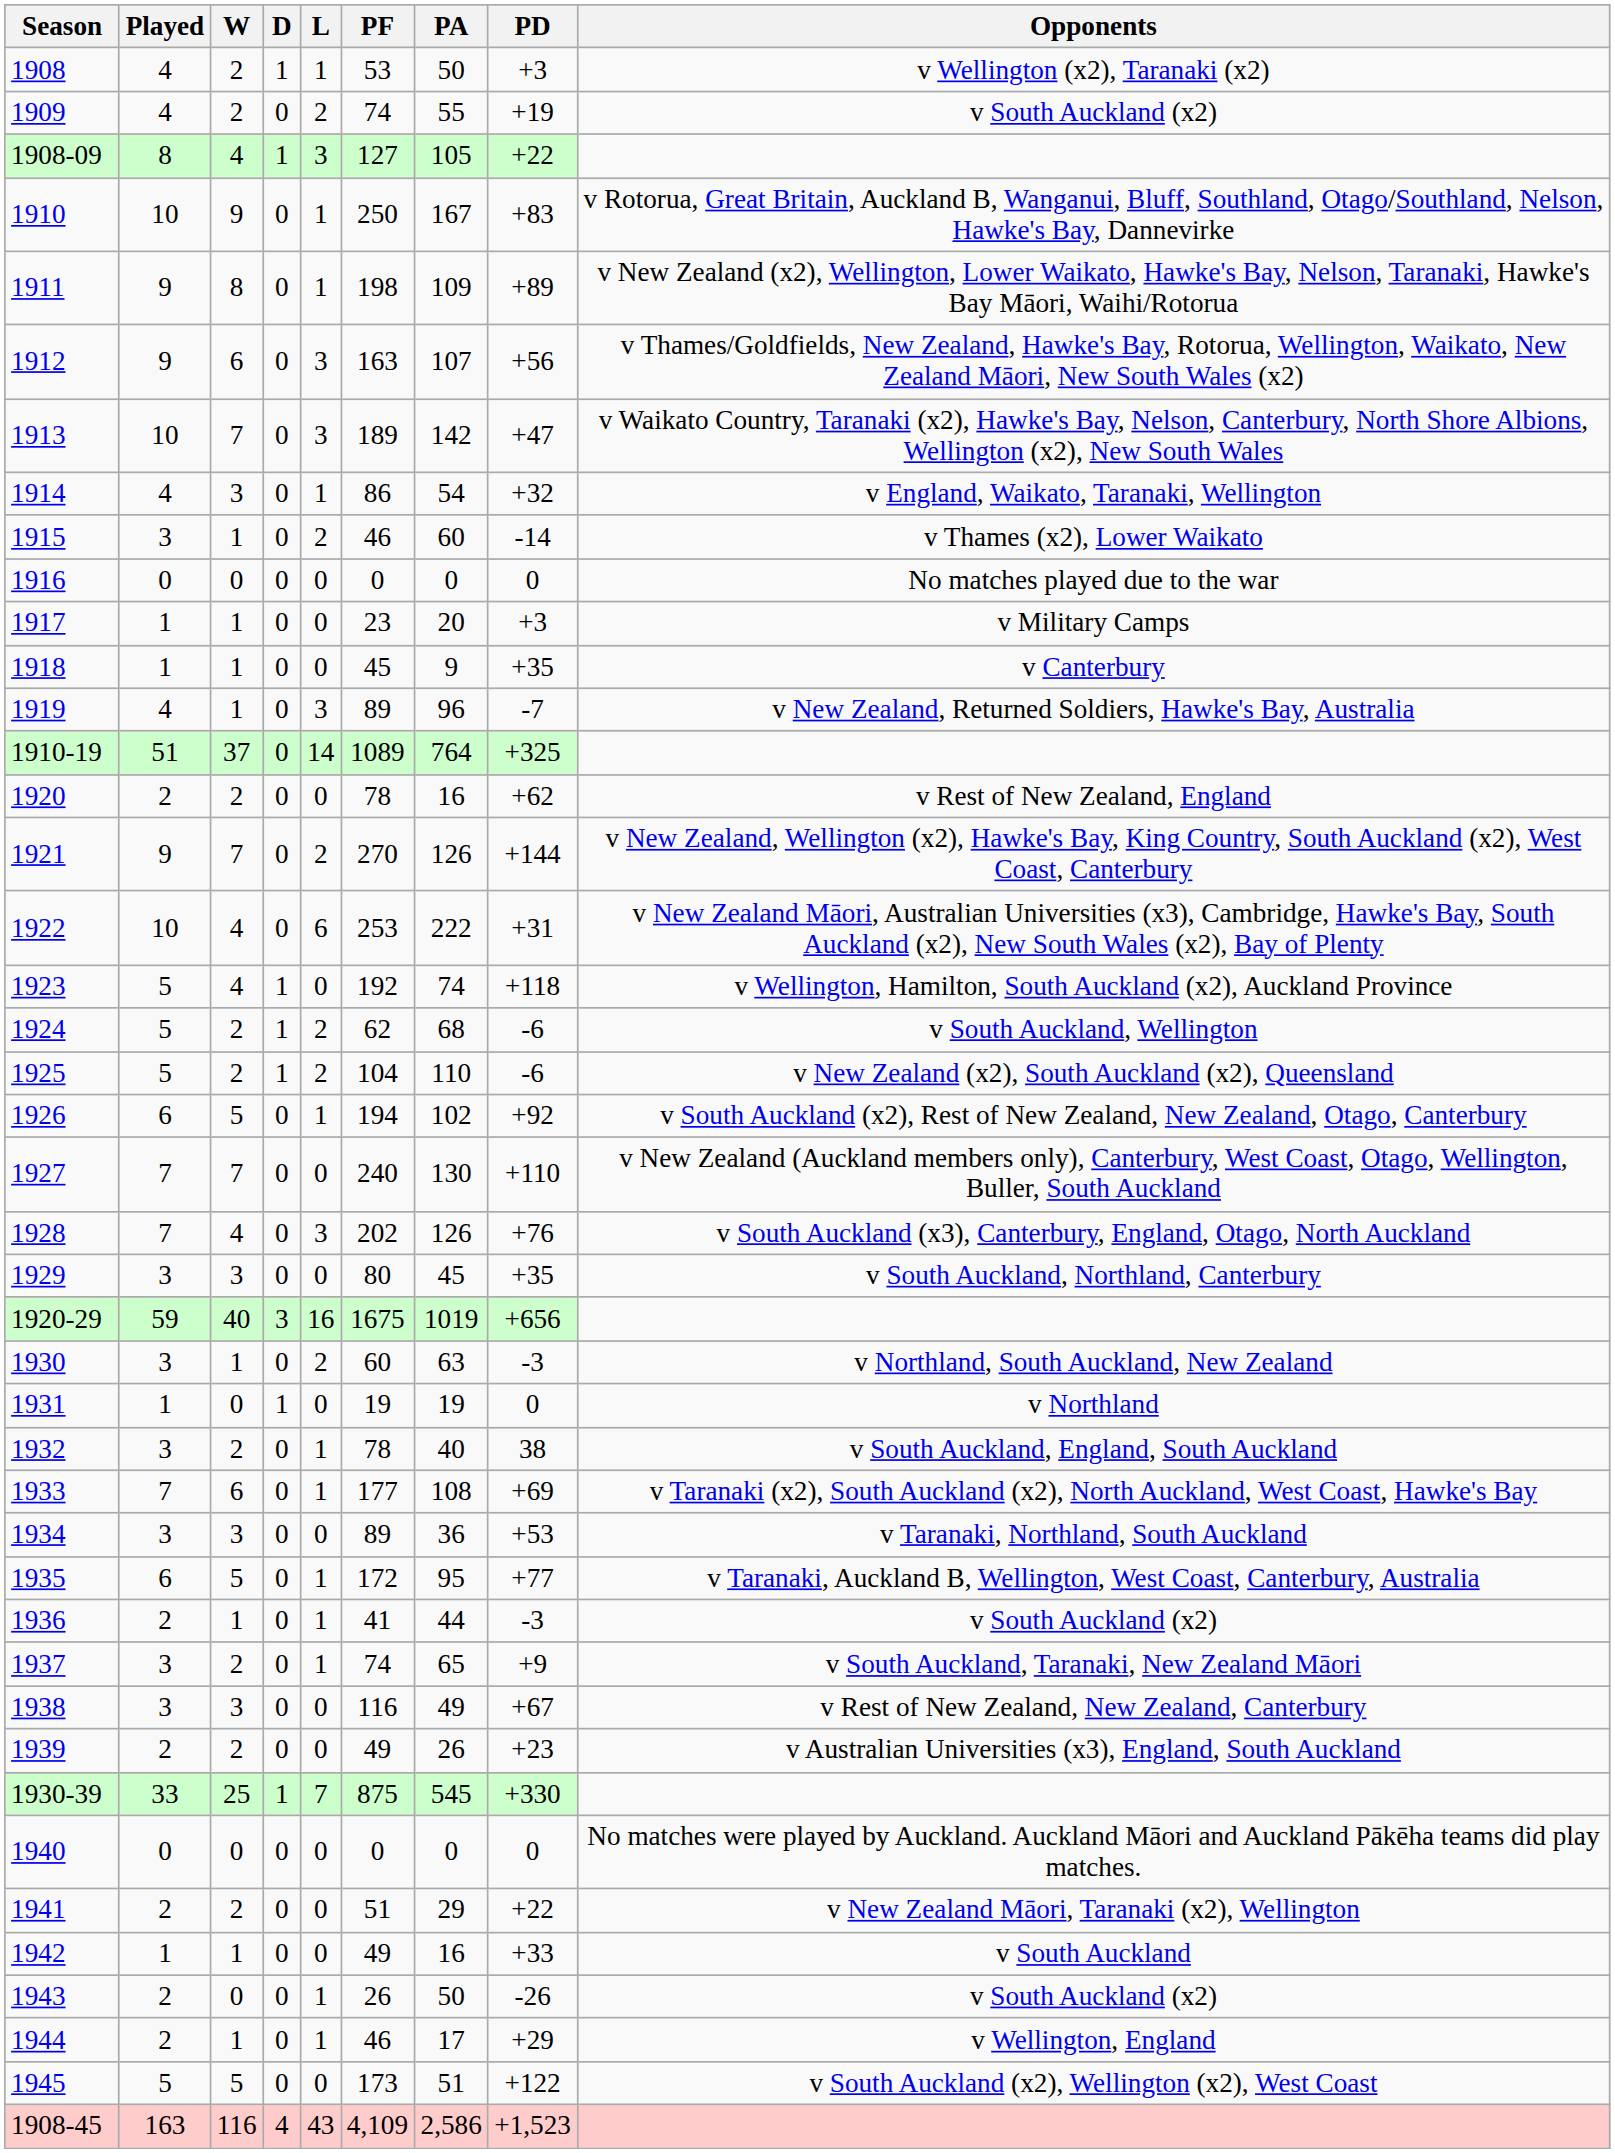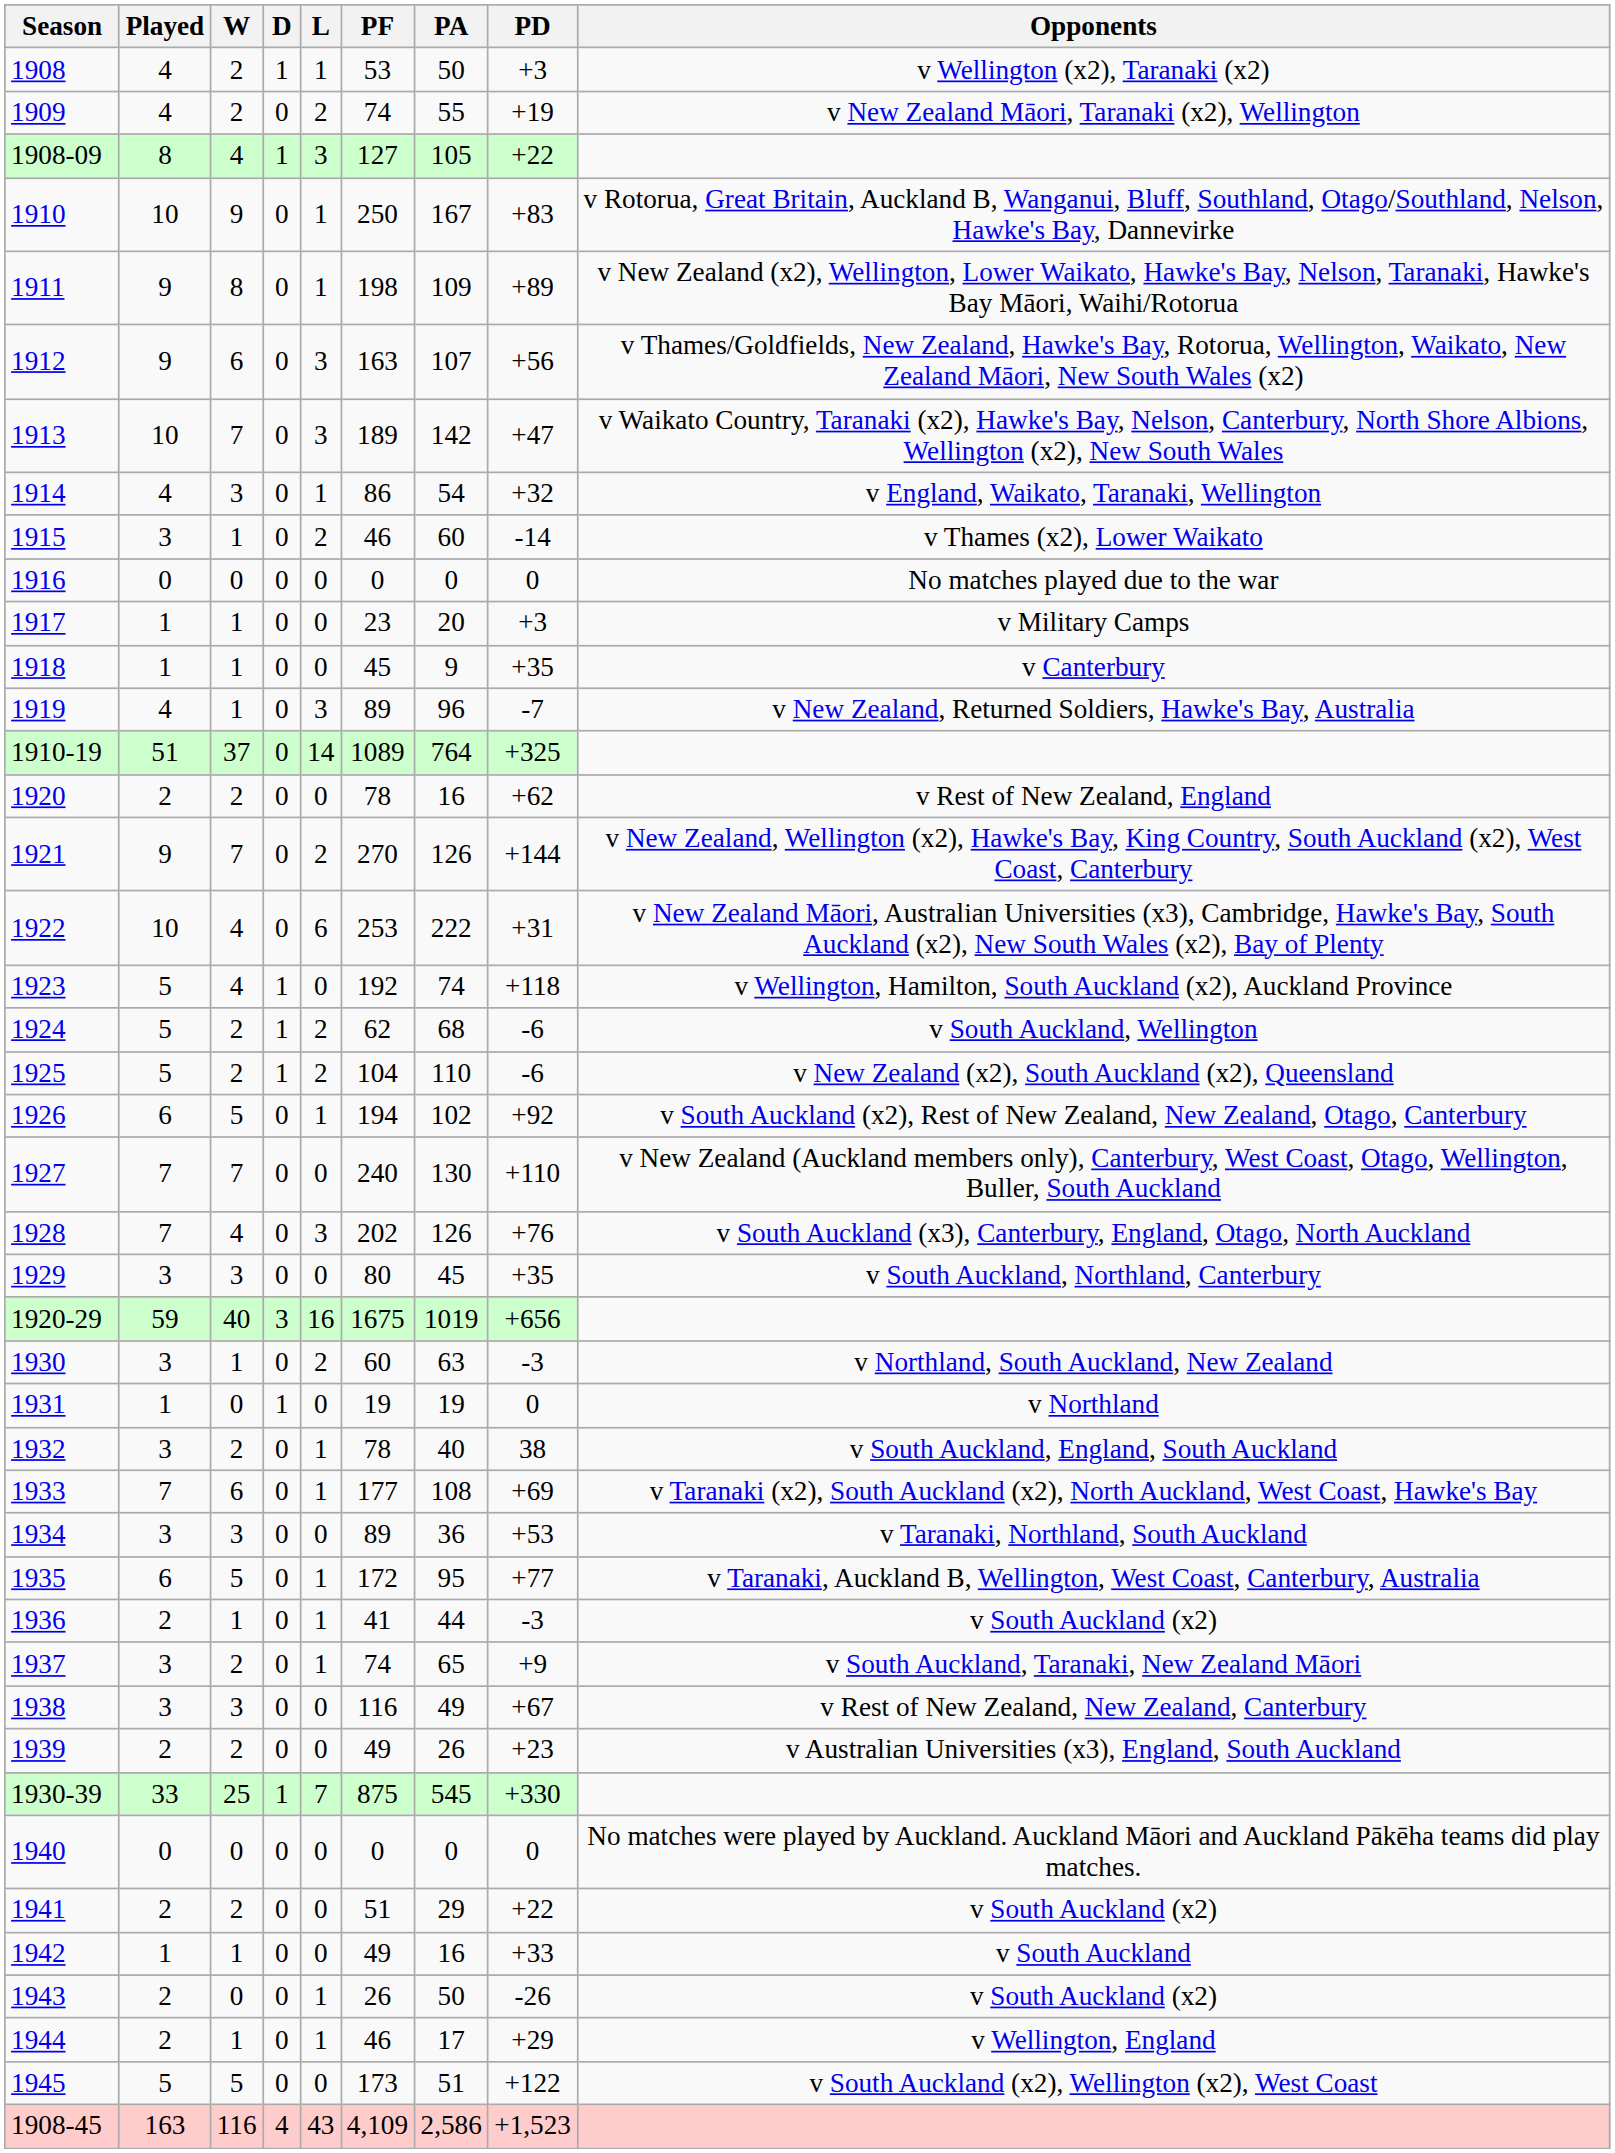(1093, 112) v South Auckland (x2) -> (1093, 112) v New Zealand Māori, Taranaki (x2), Wellington
(1093, 1910) v New Zealand Māori, Taranaki (x2), Wellington -> (1093, 1910) v South Auckland (x2)
